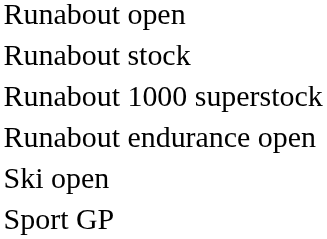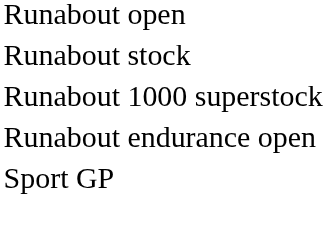- row: (56, 178)
